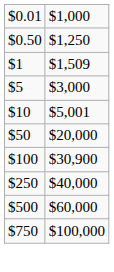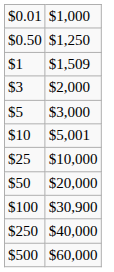+ row: (15, 87)
+ row: (19, 159)
- row: (23, 231)
